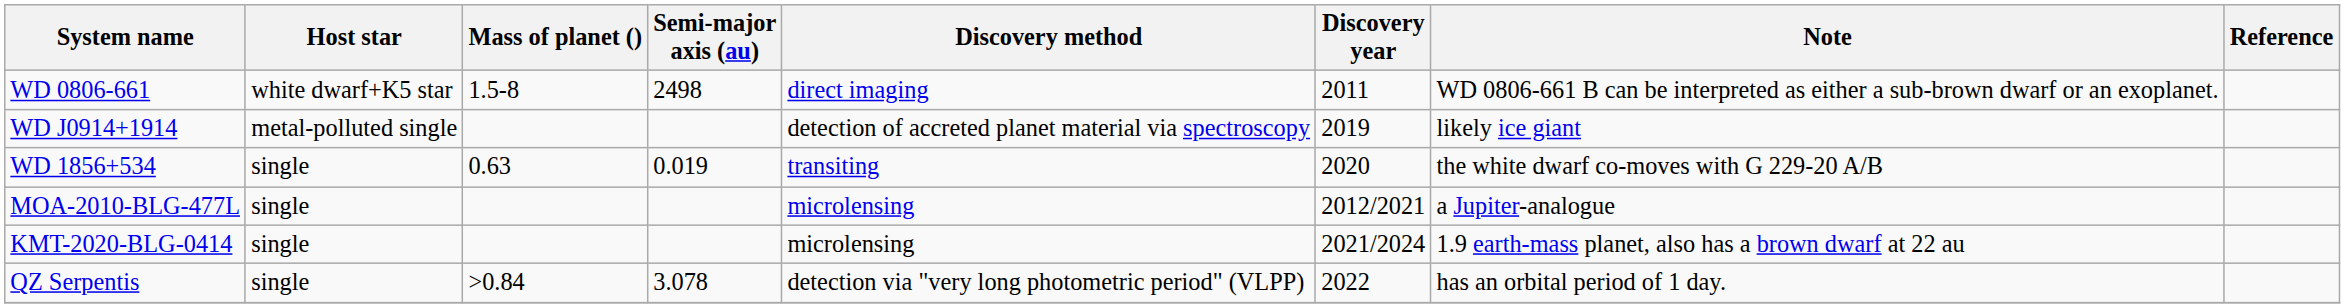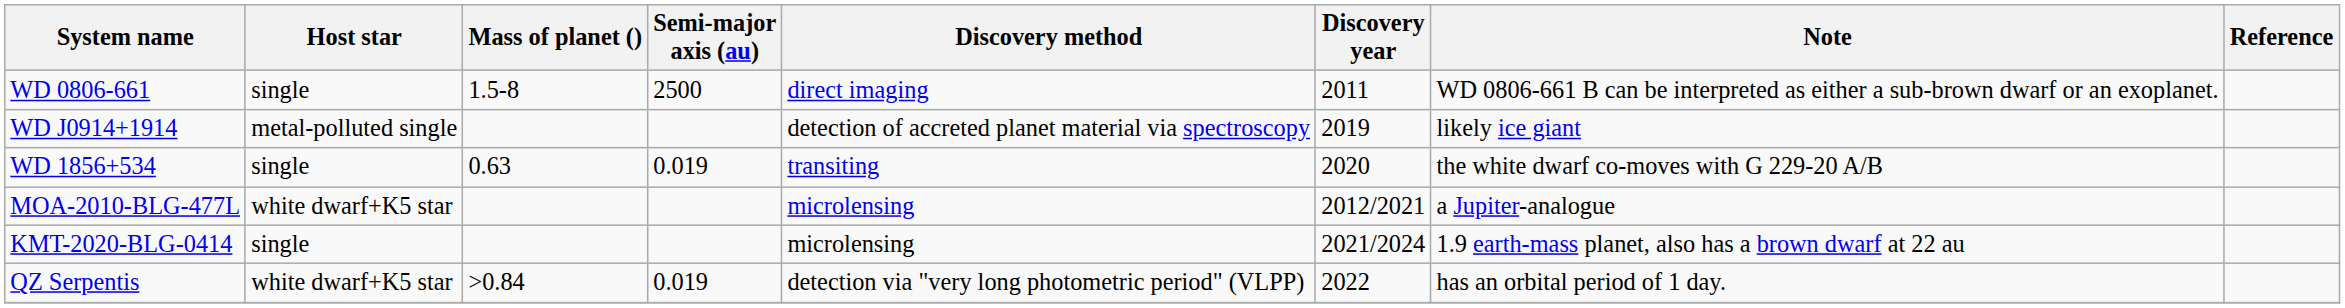(352, 89) white dwarf+K5 star -> (280, 89) single
(678, 89) 2498 -> (678, 89) 2500
(280, 205) single -> (352, 205) white dwarf+K5 star
(280, 282) single -> (352, 282) white dwarf+K5 star
(681, 282) 3.078 -> (681, 282) 0.019
